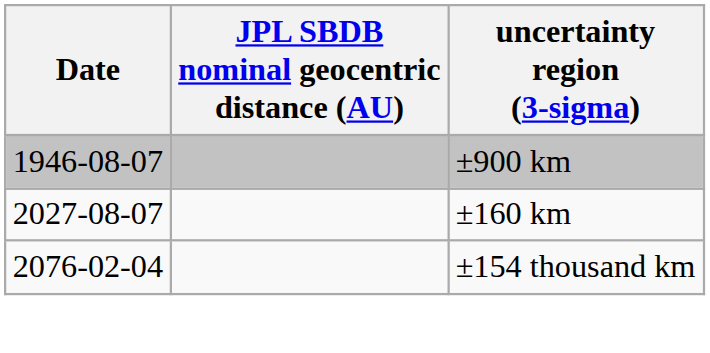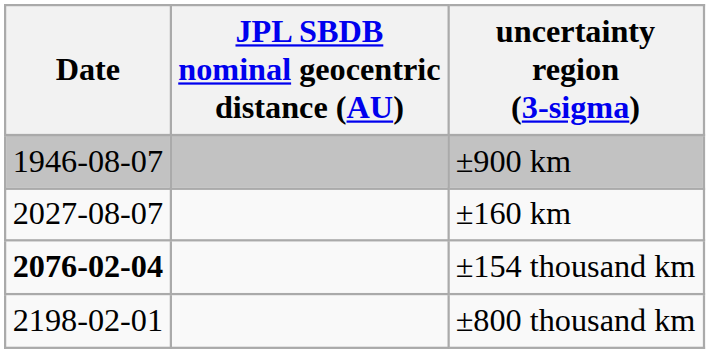(88, 267) normal -> (88, 267) bold
+ row: (576, 320)
